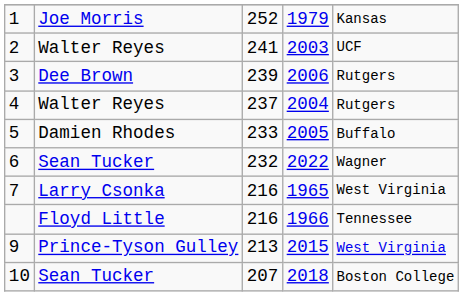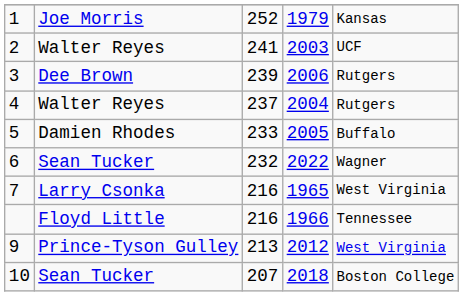(308, 248) 2015 -> (308, 248) 2012
